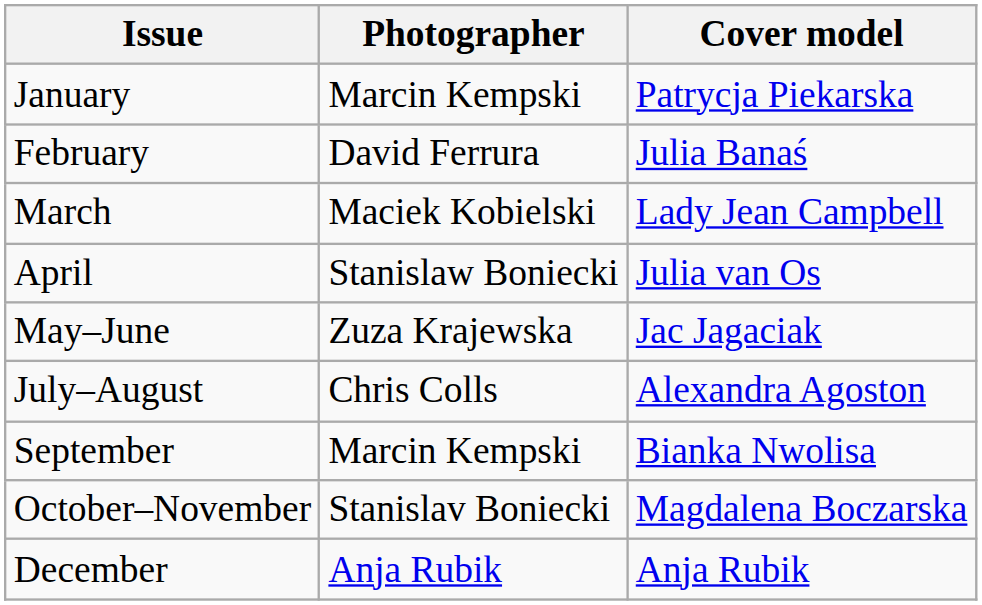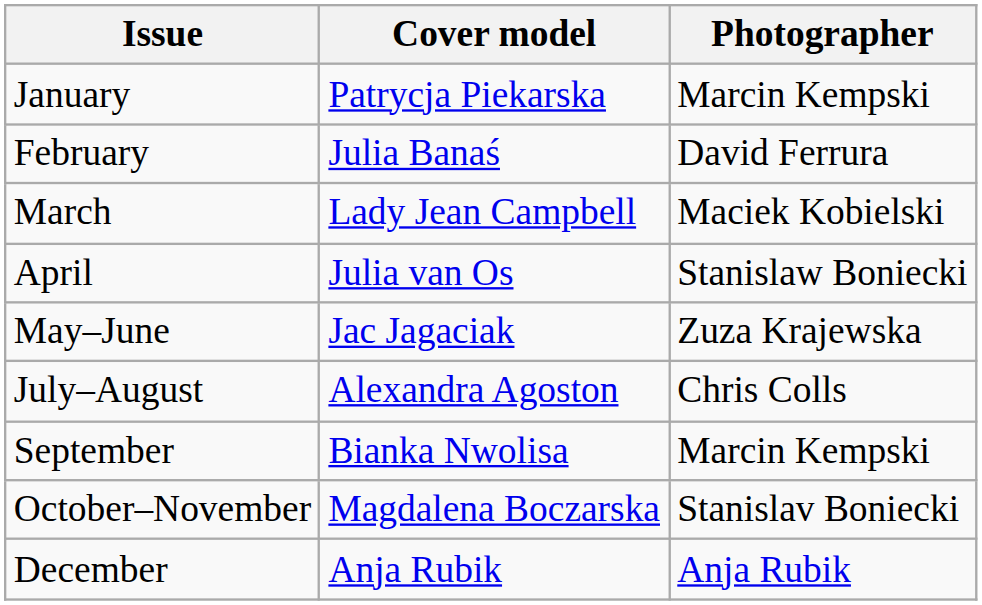columns swapped: (802, 34) <-> (473, 34)
